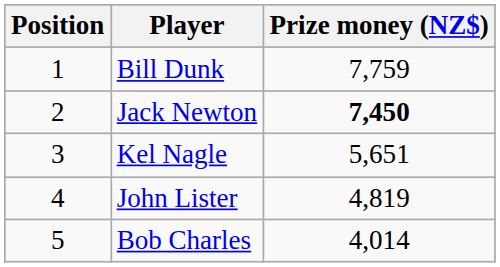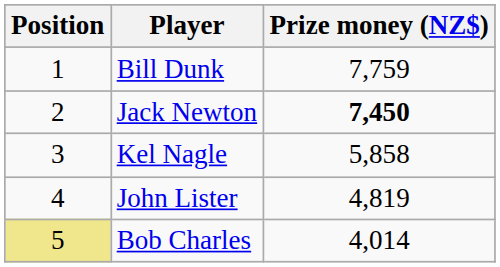(379, 154) 5,651 -> (379, 154) 5,858
(58, 240) no background -> (58, 240) khaki background
